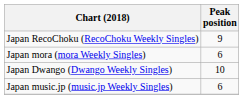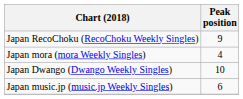(220, 54) 6 -> (220, 54) 4
